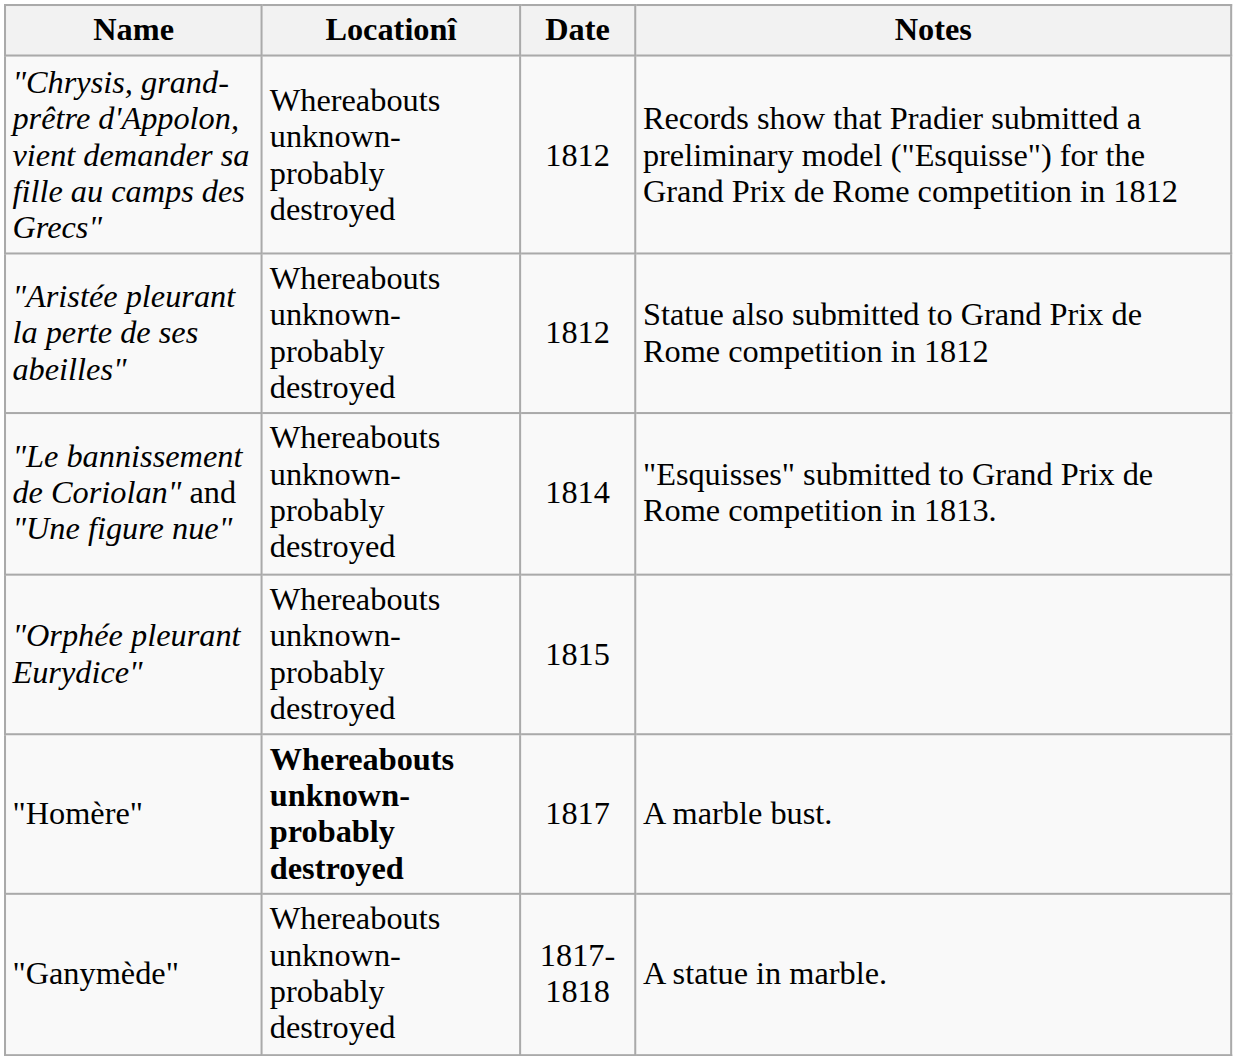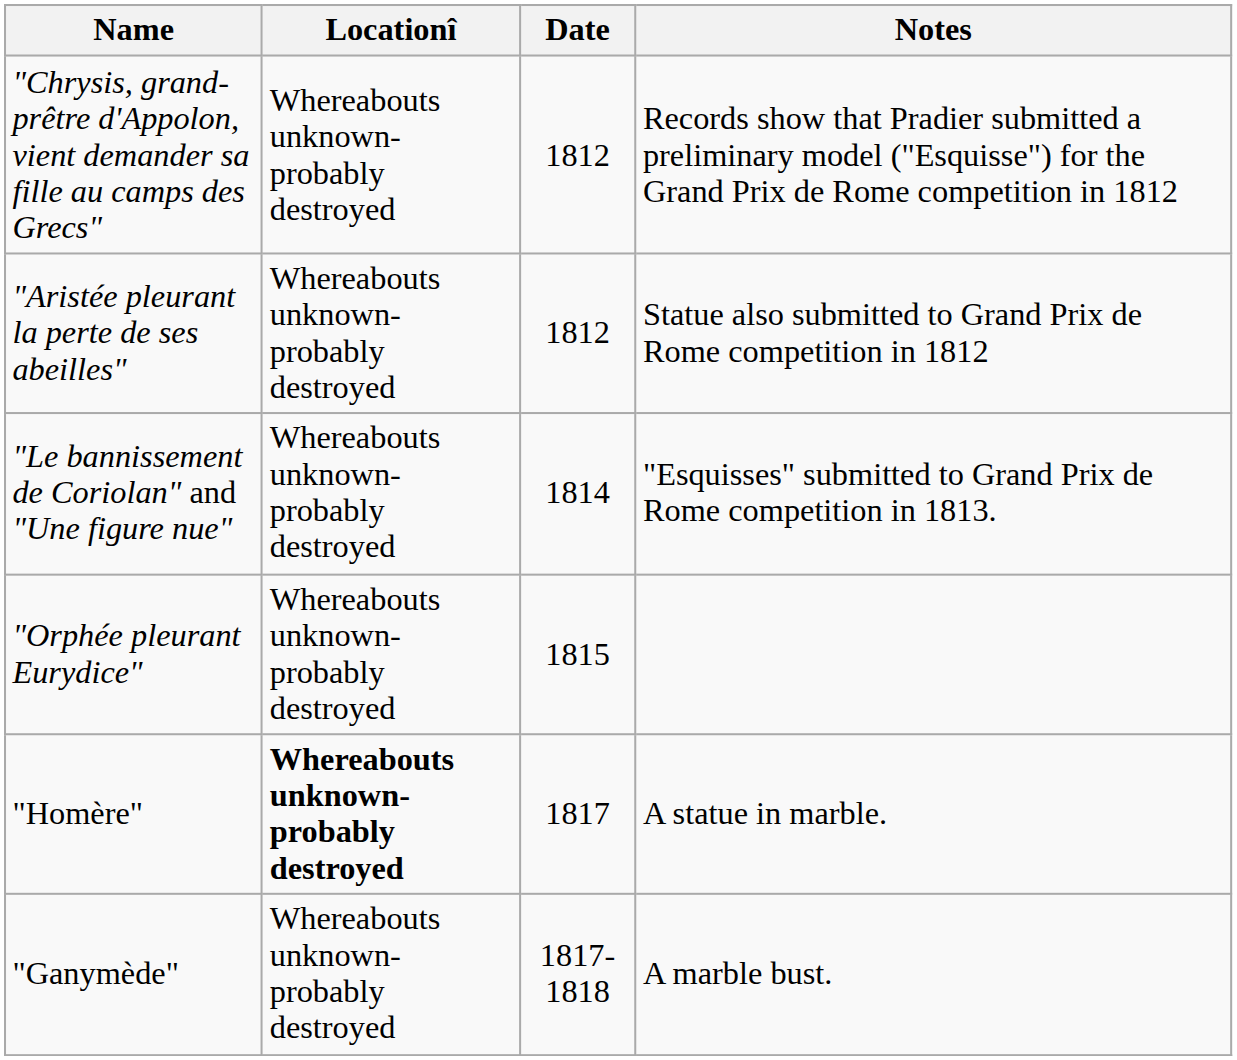(738, 813) A marble bust. -> (765, 813) A statue in marble.
(765, 973) A statue in marble. -> (738, 973) A marble bust.
